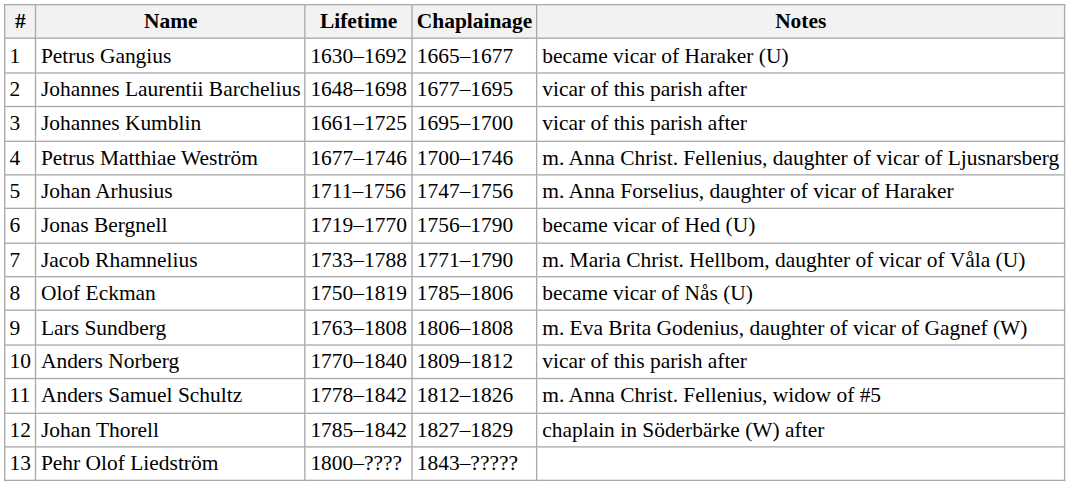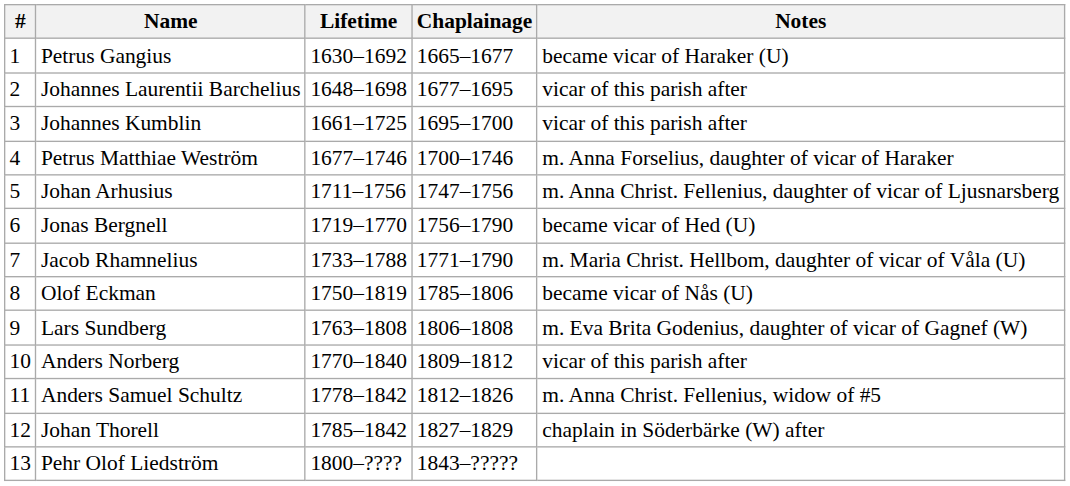(801, 157) m. Anna Christ. Fellenius, daughter of vicar of Ljusnarsberg -> (748, 157) m. Anna Forselius, daughter of vicar of Haraker
(748, 191) m. Anna Forselius, daughter of vicar of Haraker -> (801, 191) m. Anna Christ. Fellenius, daughter of vicar of Ljusnarsberg
